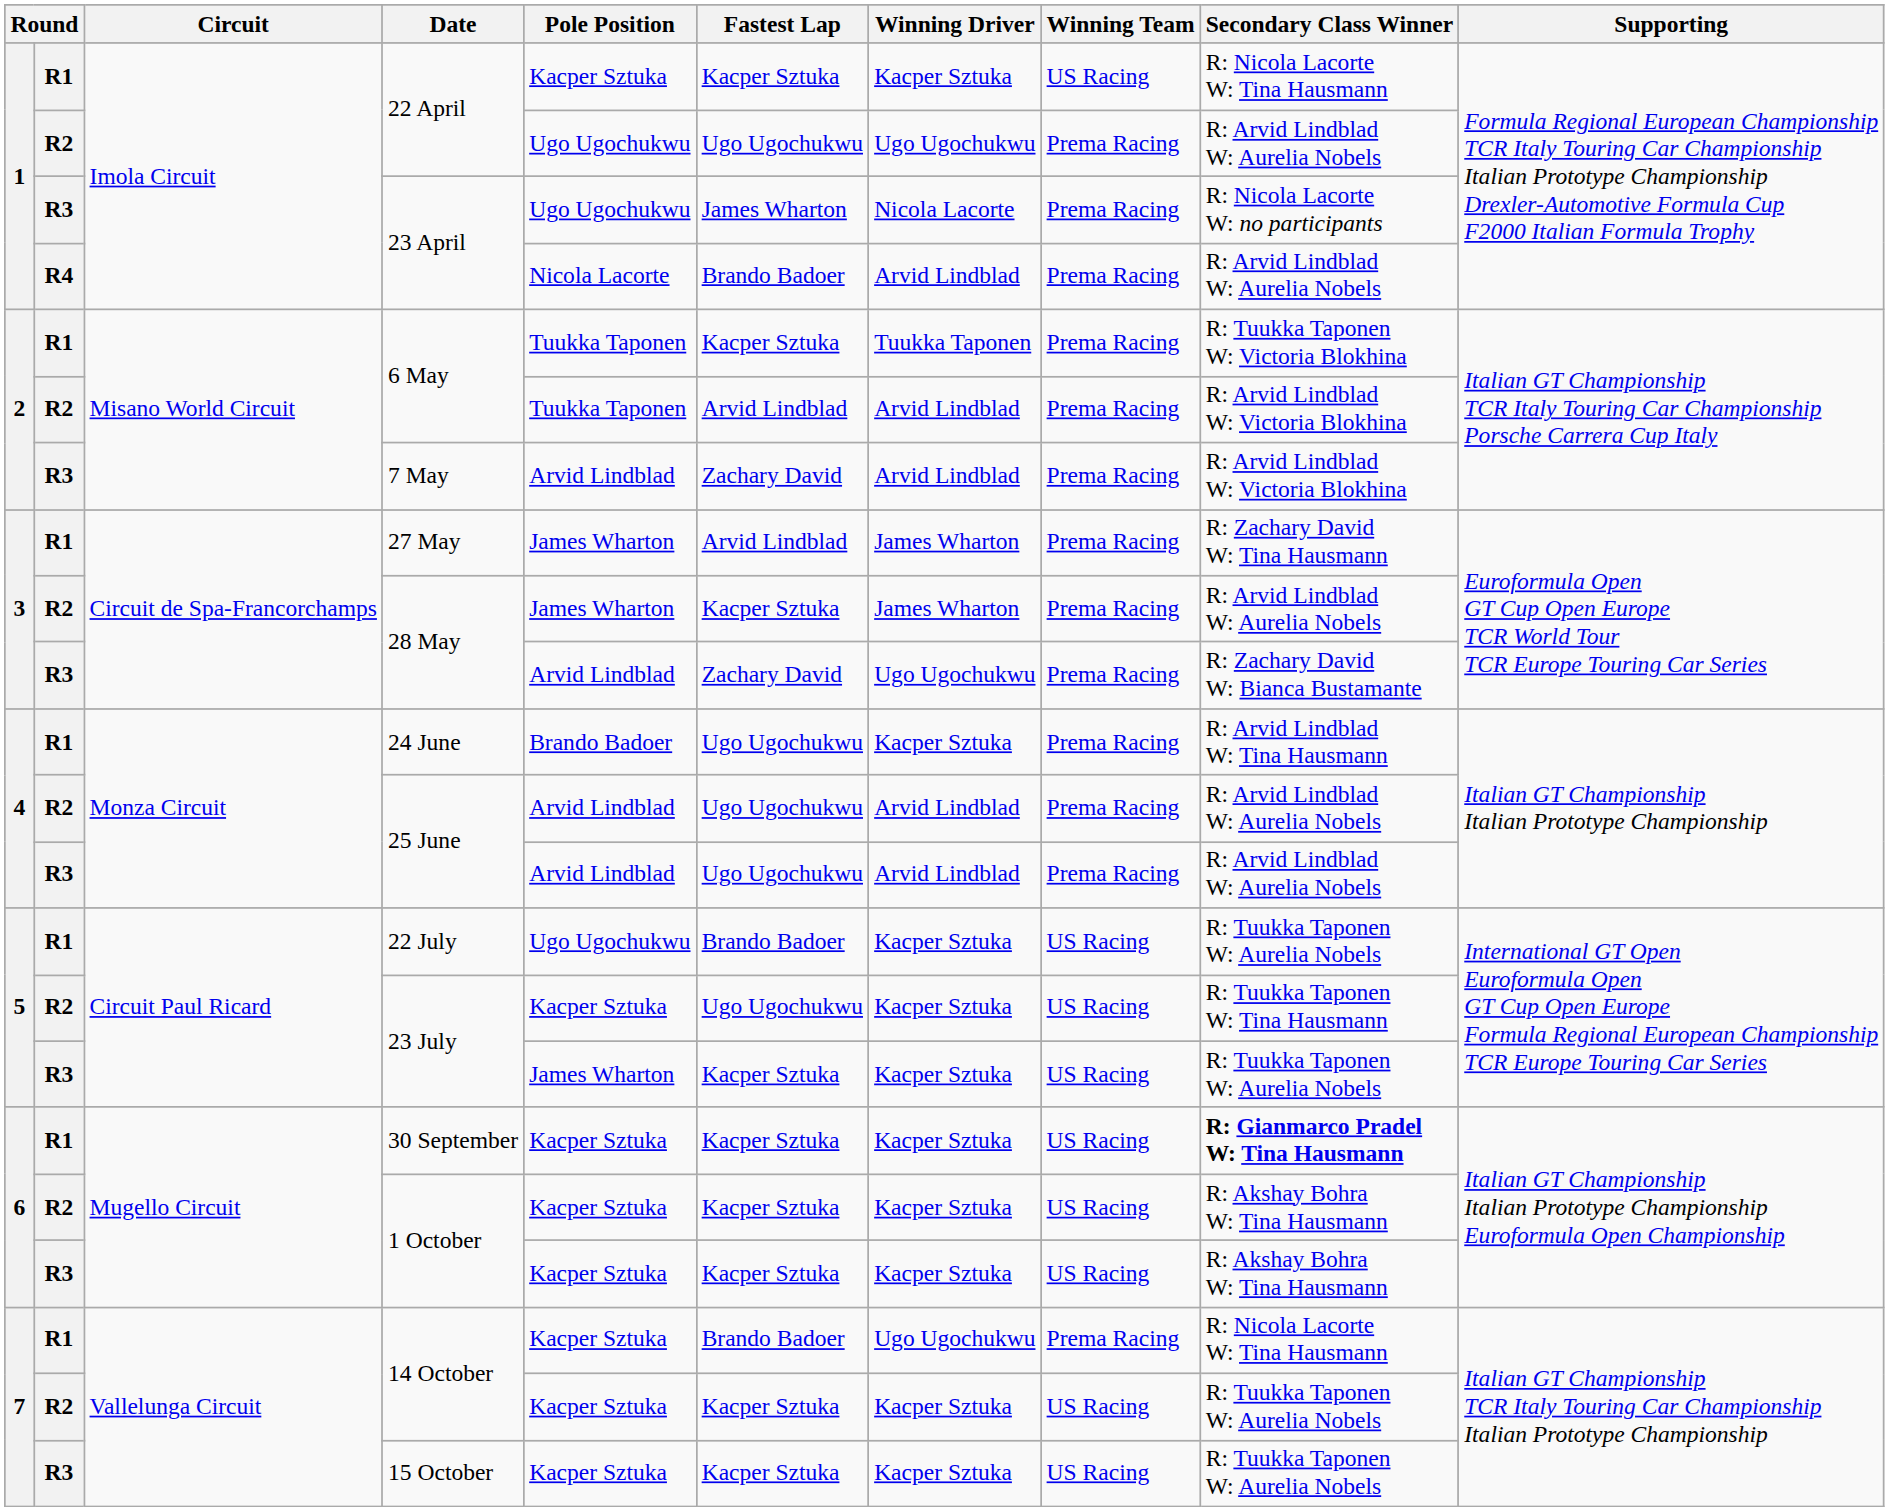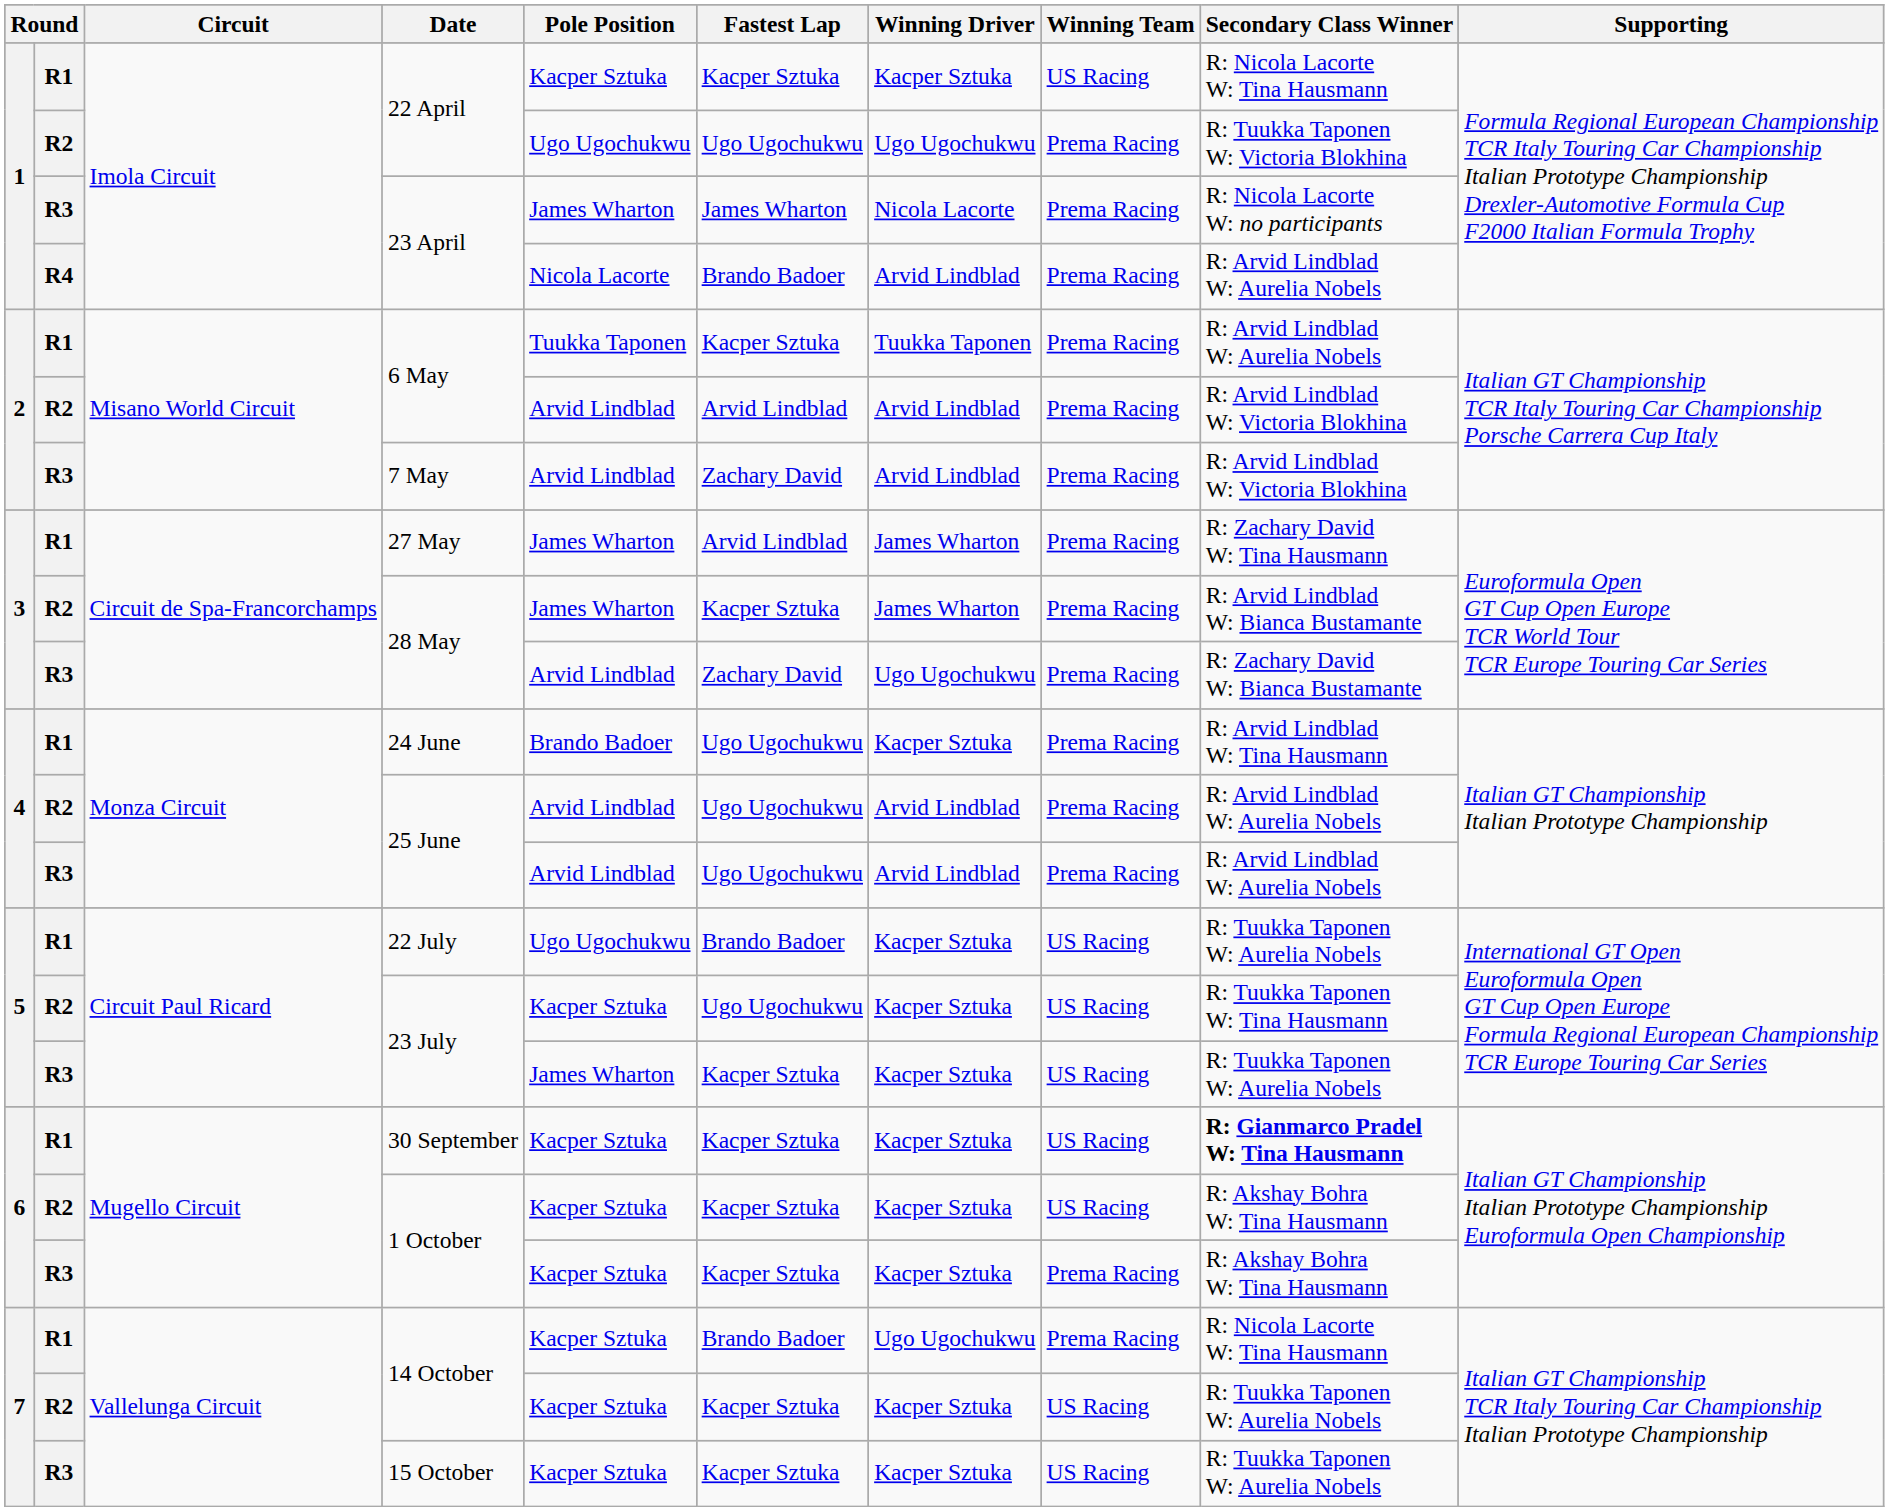(1293, 142) R: Arvid Lindblad W: Aurelia Nobels -> (1306, 142) R: Tuukka Taponen W: Victoria Blokhina
(610, 209) Ugo Ugochukwu -> (602, 209) James Wharton
(1306, 342) R: Tuukka Taponen W: Victoria Blokhina -> (1293, 342) R: Arvid Lindblad W: Aurelia Nobels
(608, 408) Tuukka Taponen -> (602, 408) Arvid Lindblad
(1293, 608) R: Arvid Lindblad W: Aurelia Nobels -> (1314, 608) R: Arvid Lindblad W: Bianca Bustamante
(1098, 1273) US Racing -> (1113, 1273) Prema Racing
